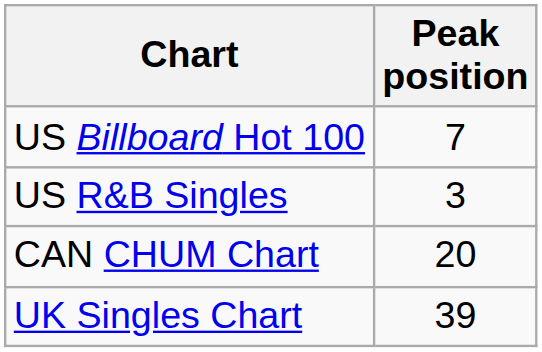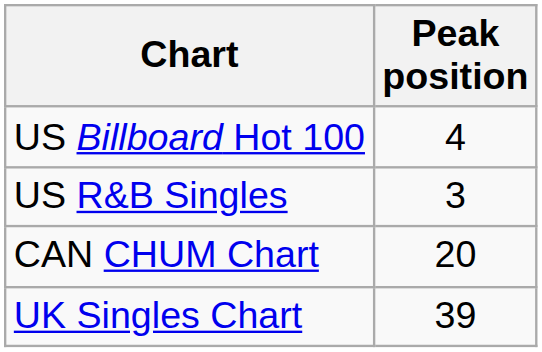(455, 136) 7 -> (455, 136) 4
